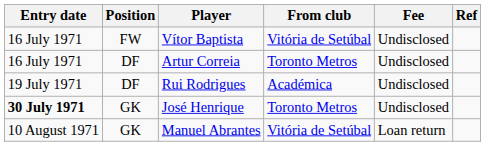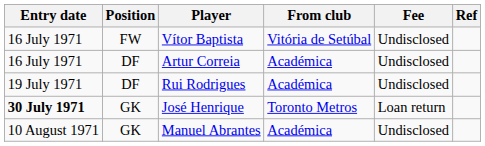(312, 61) Toronto Metros -> (300, 61) Académica
(413, 107) Undisclosed -> (412, 107) Loan return
(319, 130) Vitória de Setúbal -> (300, 130) Académica
(412, 130) Loan return -> (413, 130) Undisclosed
